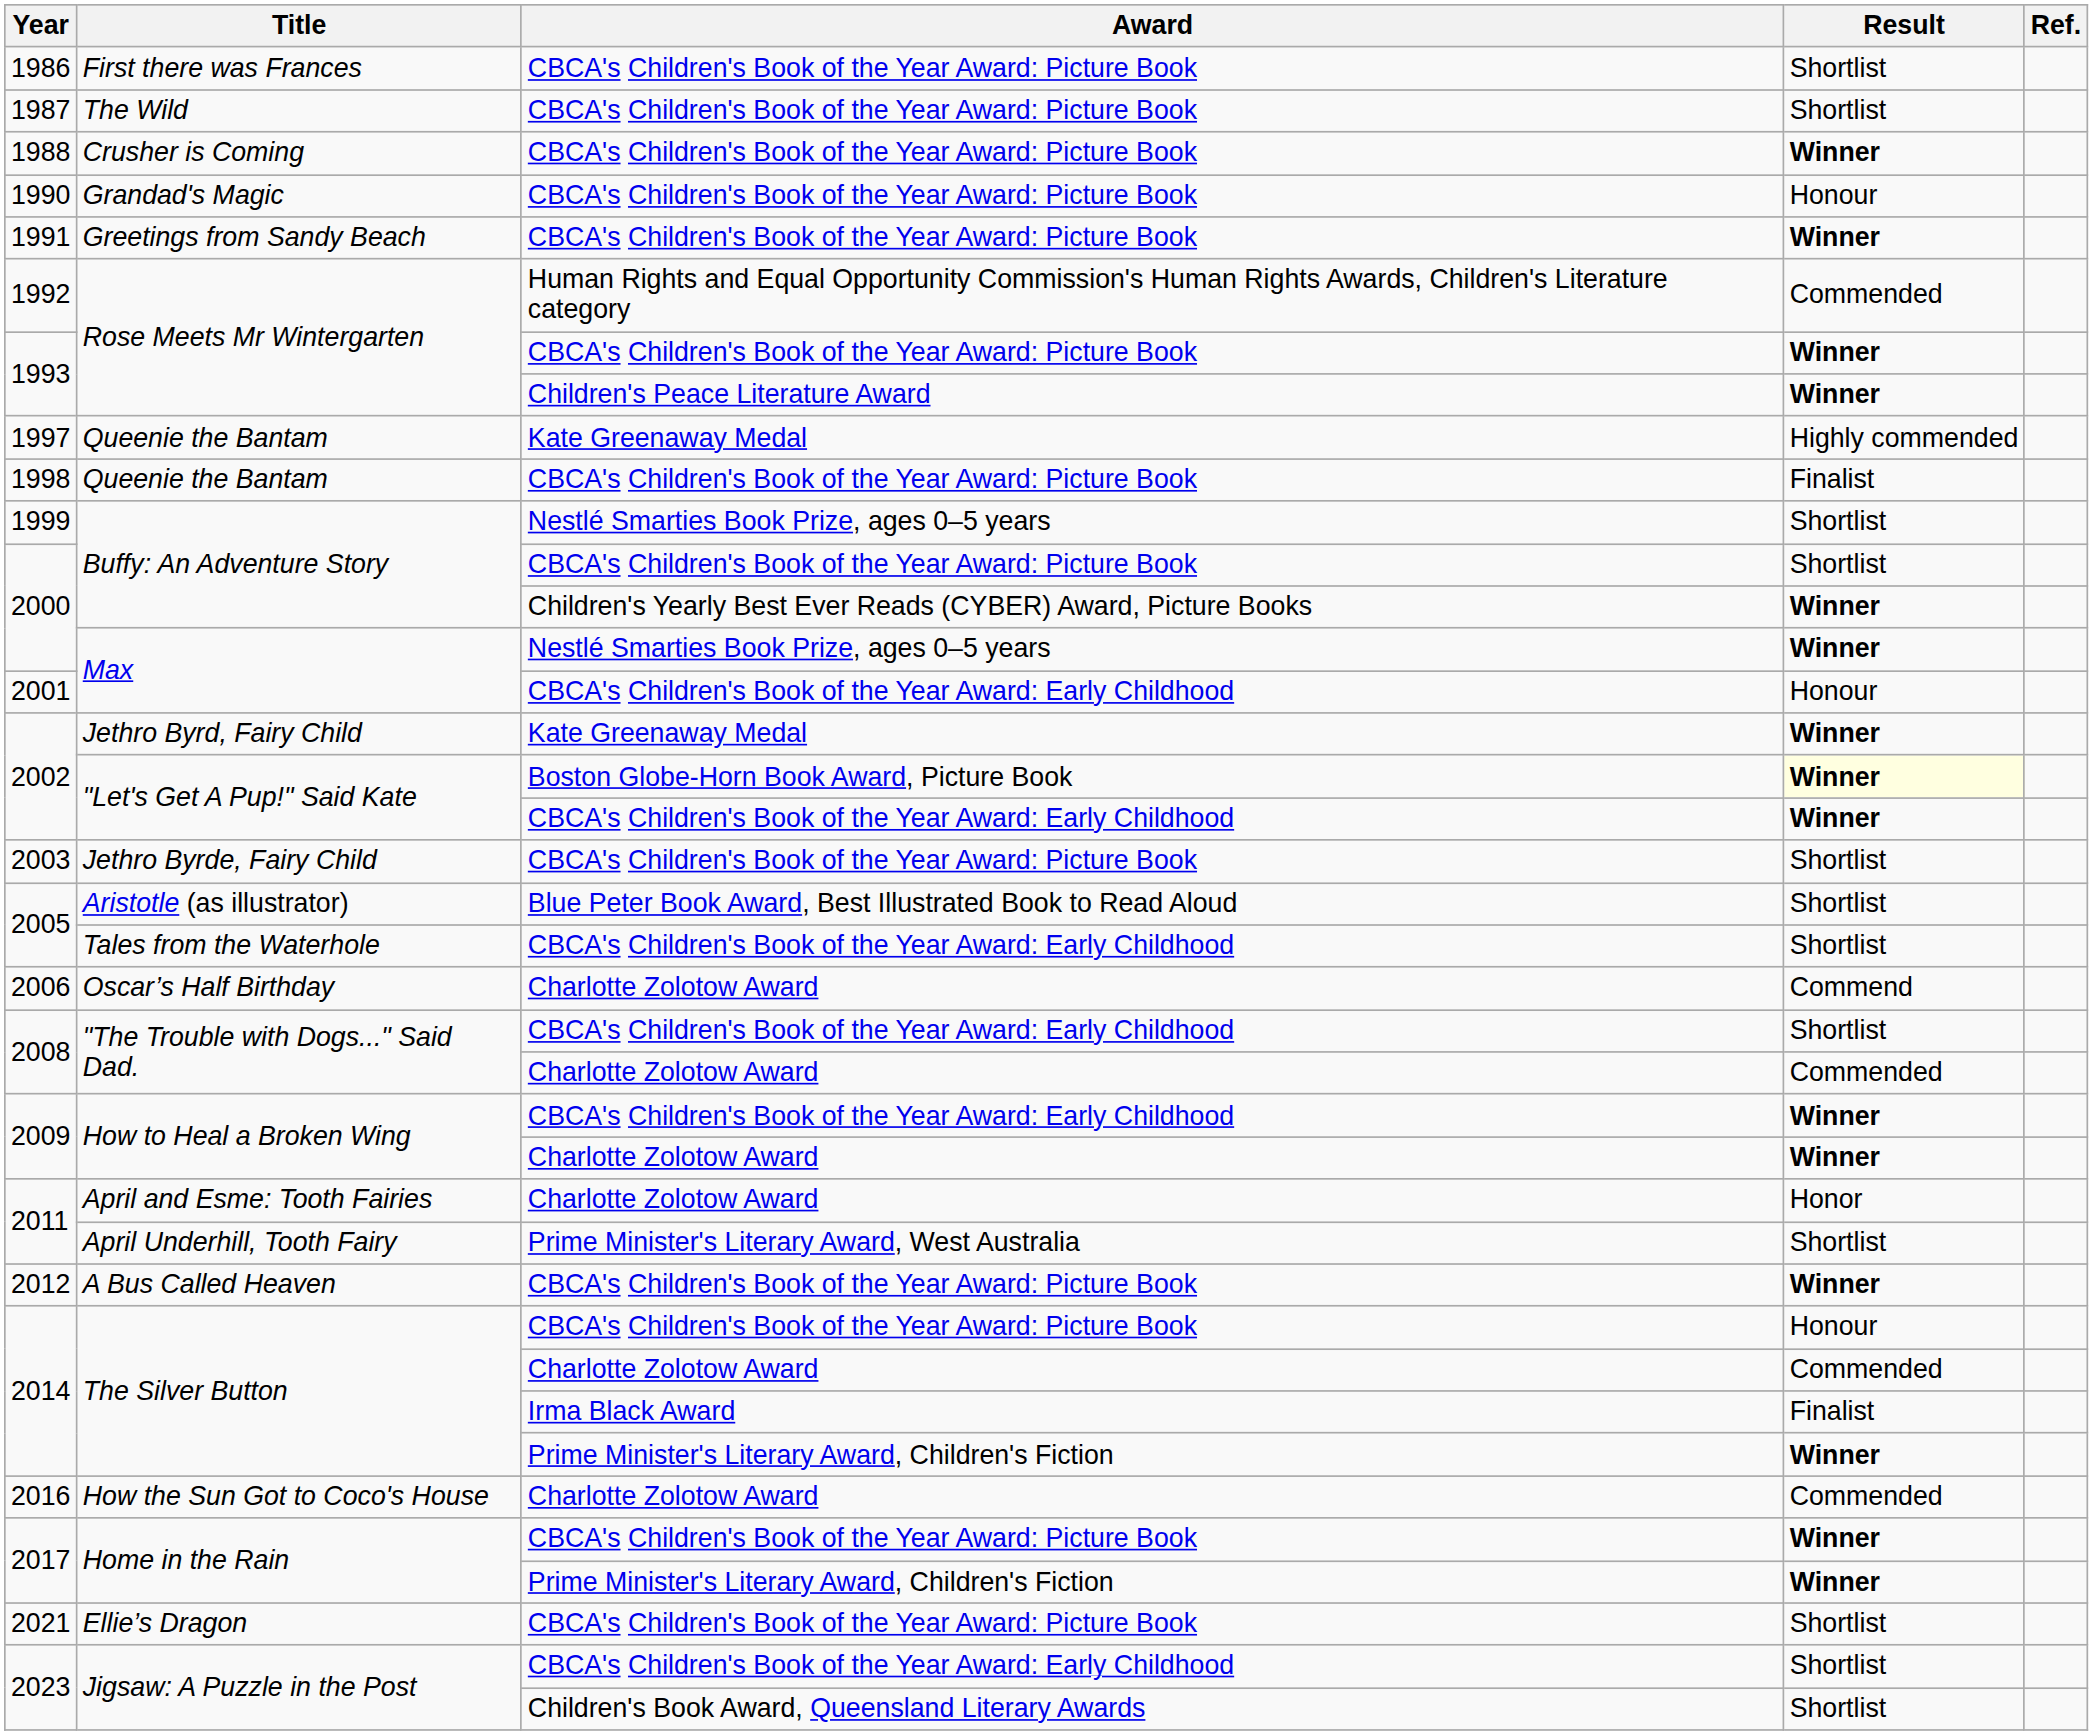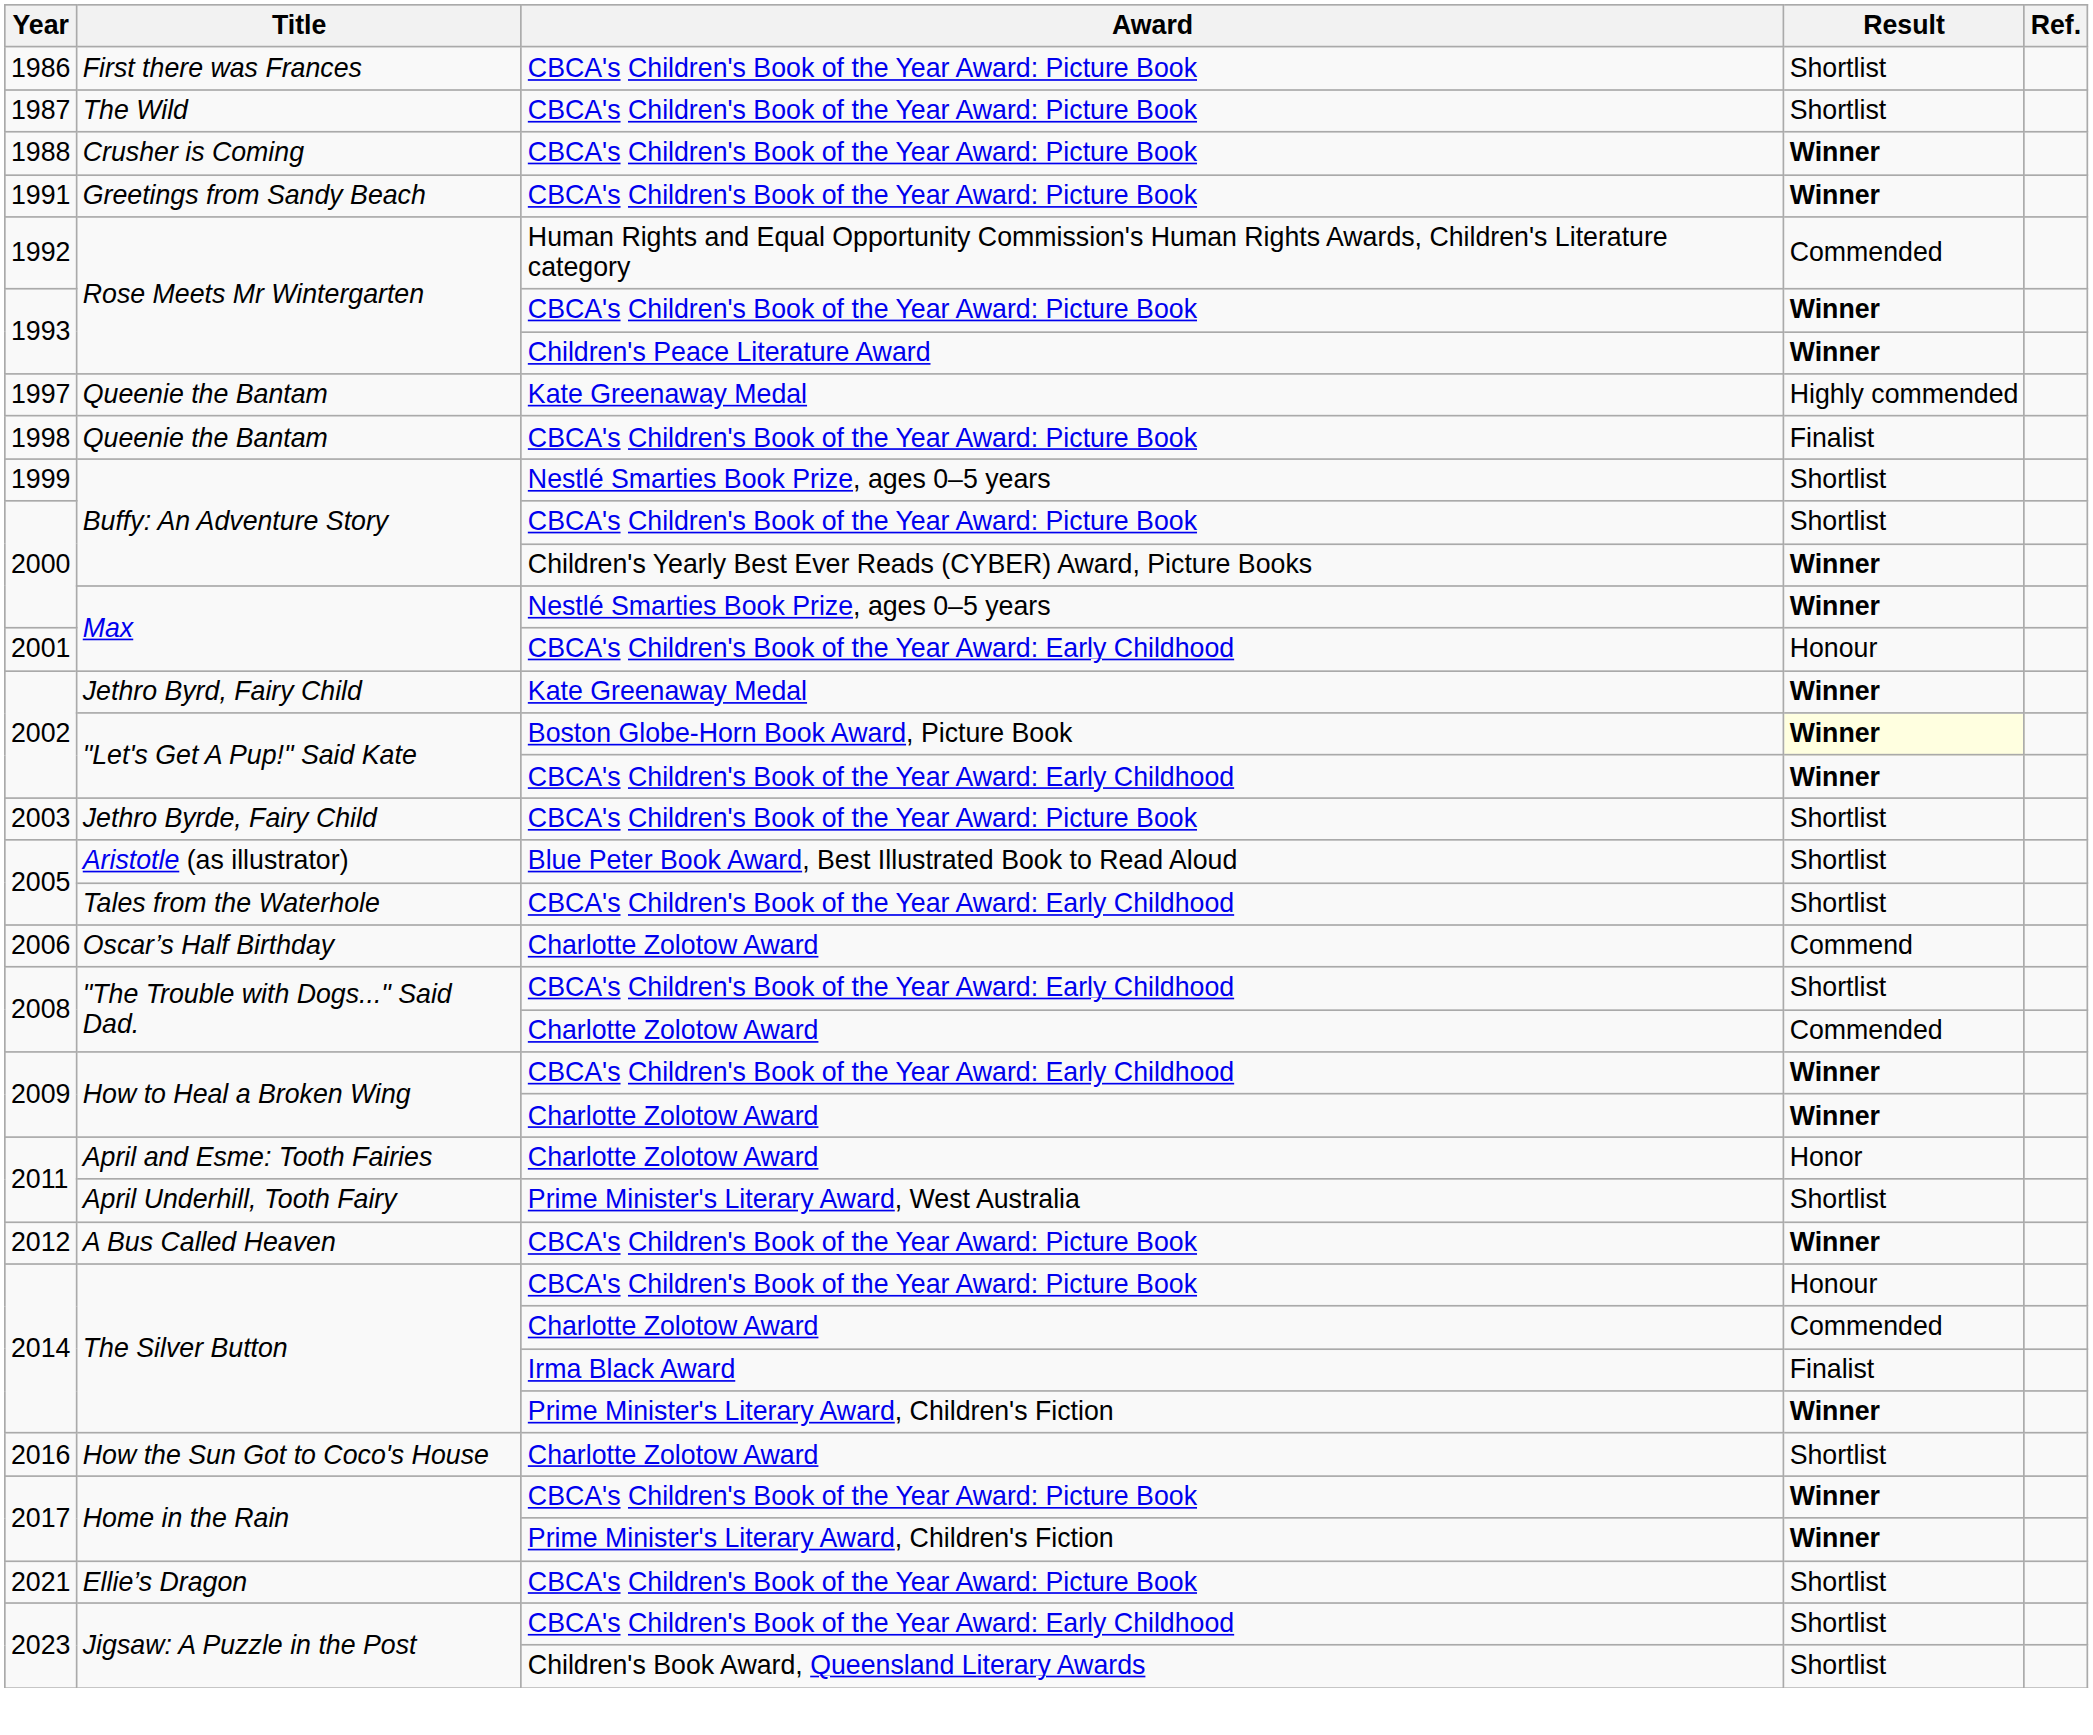- row: (41, 195)
(1866, 1496) Commended -> (1838, 1454) Shortlist
